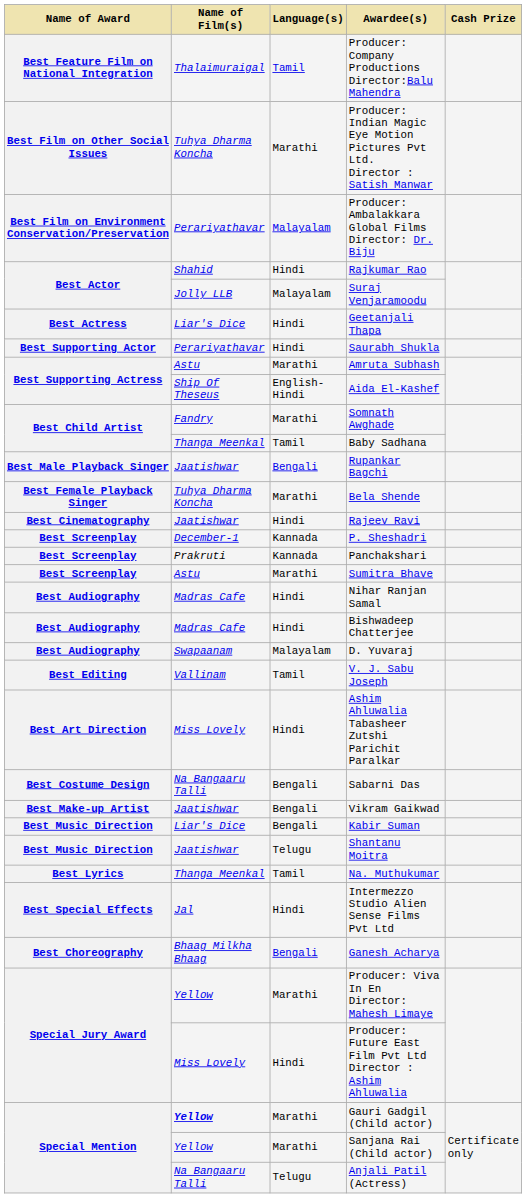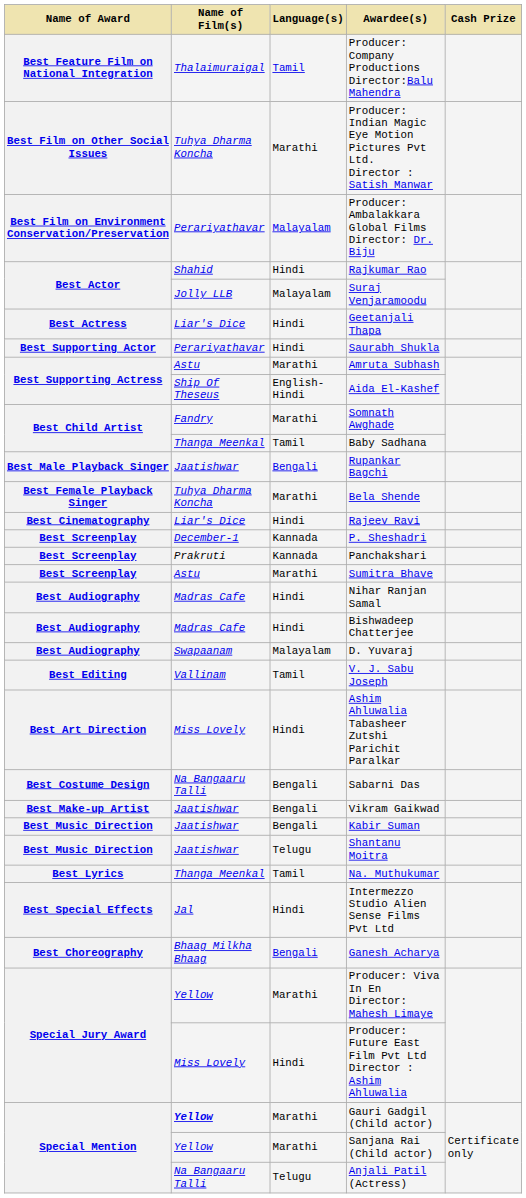(206, 521) Jaatishwar -> (210, 521) Liar's Dice
(210, 826) Liar's Dice -> (206, 826) Jaatishwar
